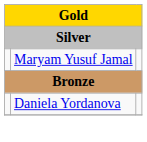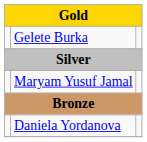+ row: (51, 37)
